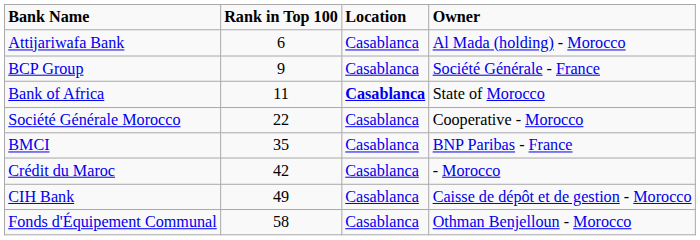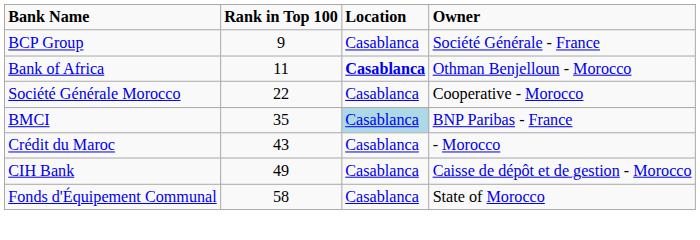- row: (66, 42)
(489, 94) State of Morocco -> (532, 68) Othman Benjelloun - Morocco
(382, 145) no background -> (382, 119) lightblue background
(281, 171) 42 -> (281, 145) 43
(532, 222) Othman Benjelloun - Morocco -> (489, 196) State of Morocco
